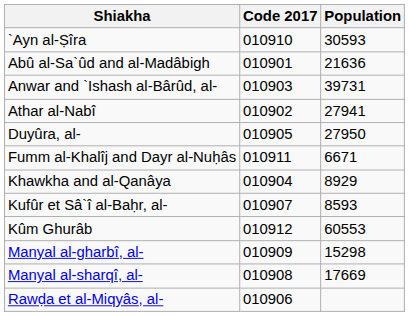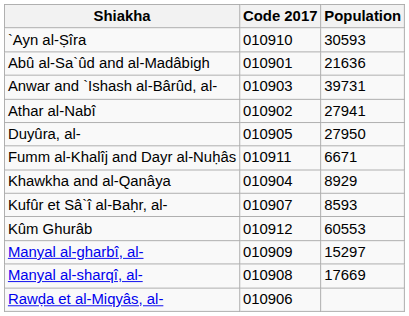(345, 252) 15298 -> (345, 252) 15297
